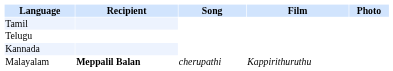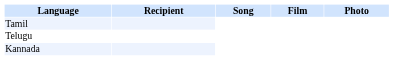- row: (27, 62)
